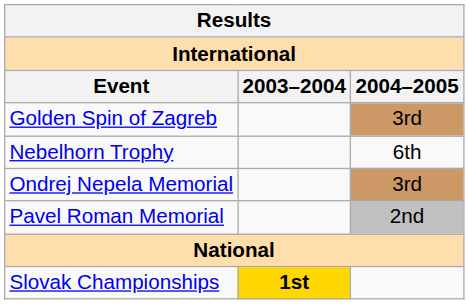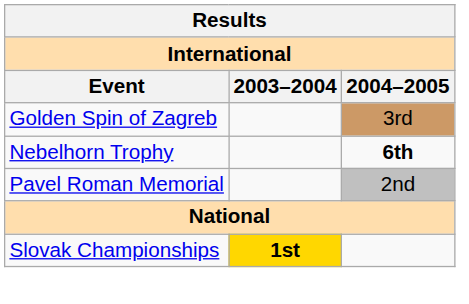(407, 151) normal -> (398, 151) bold
- row: (121, 184)
